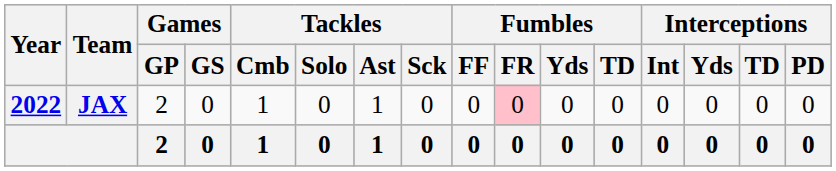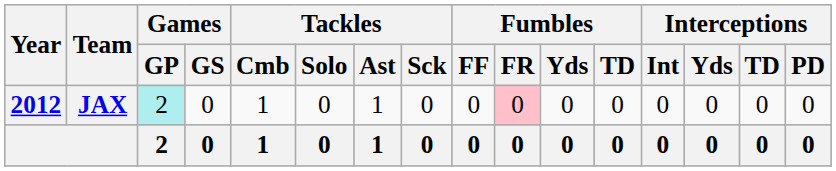(36, 104) 2022 -> (36, 104) 2012
(162, 104) no background -> (162, 104) paleturquoise background
